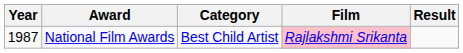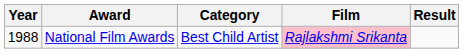(23, 37) 1987 -> (23, 37) 1988
